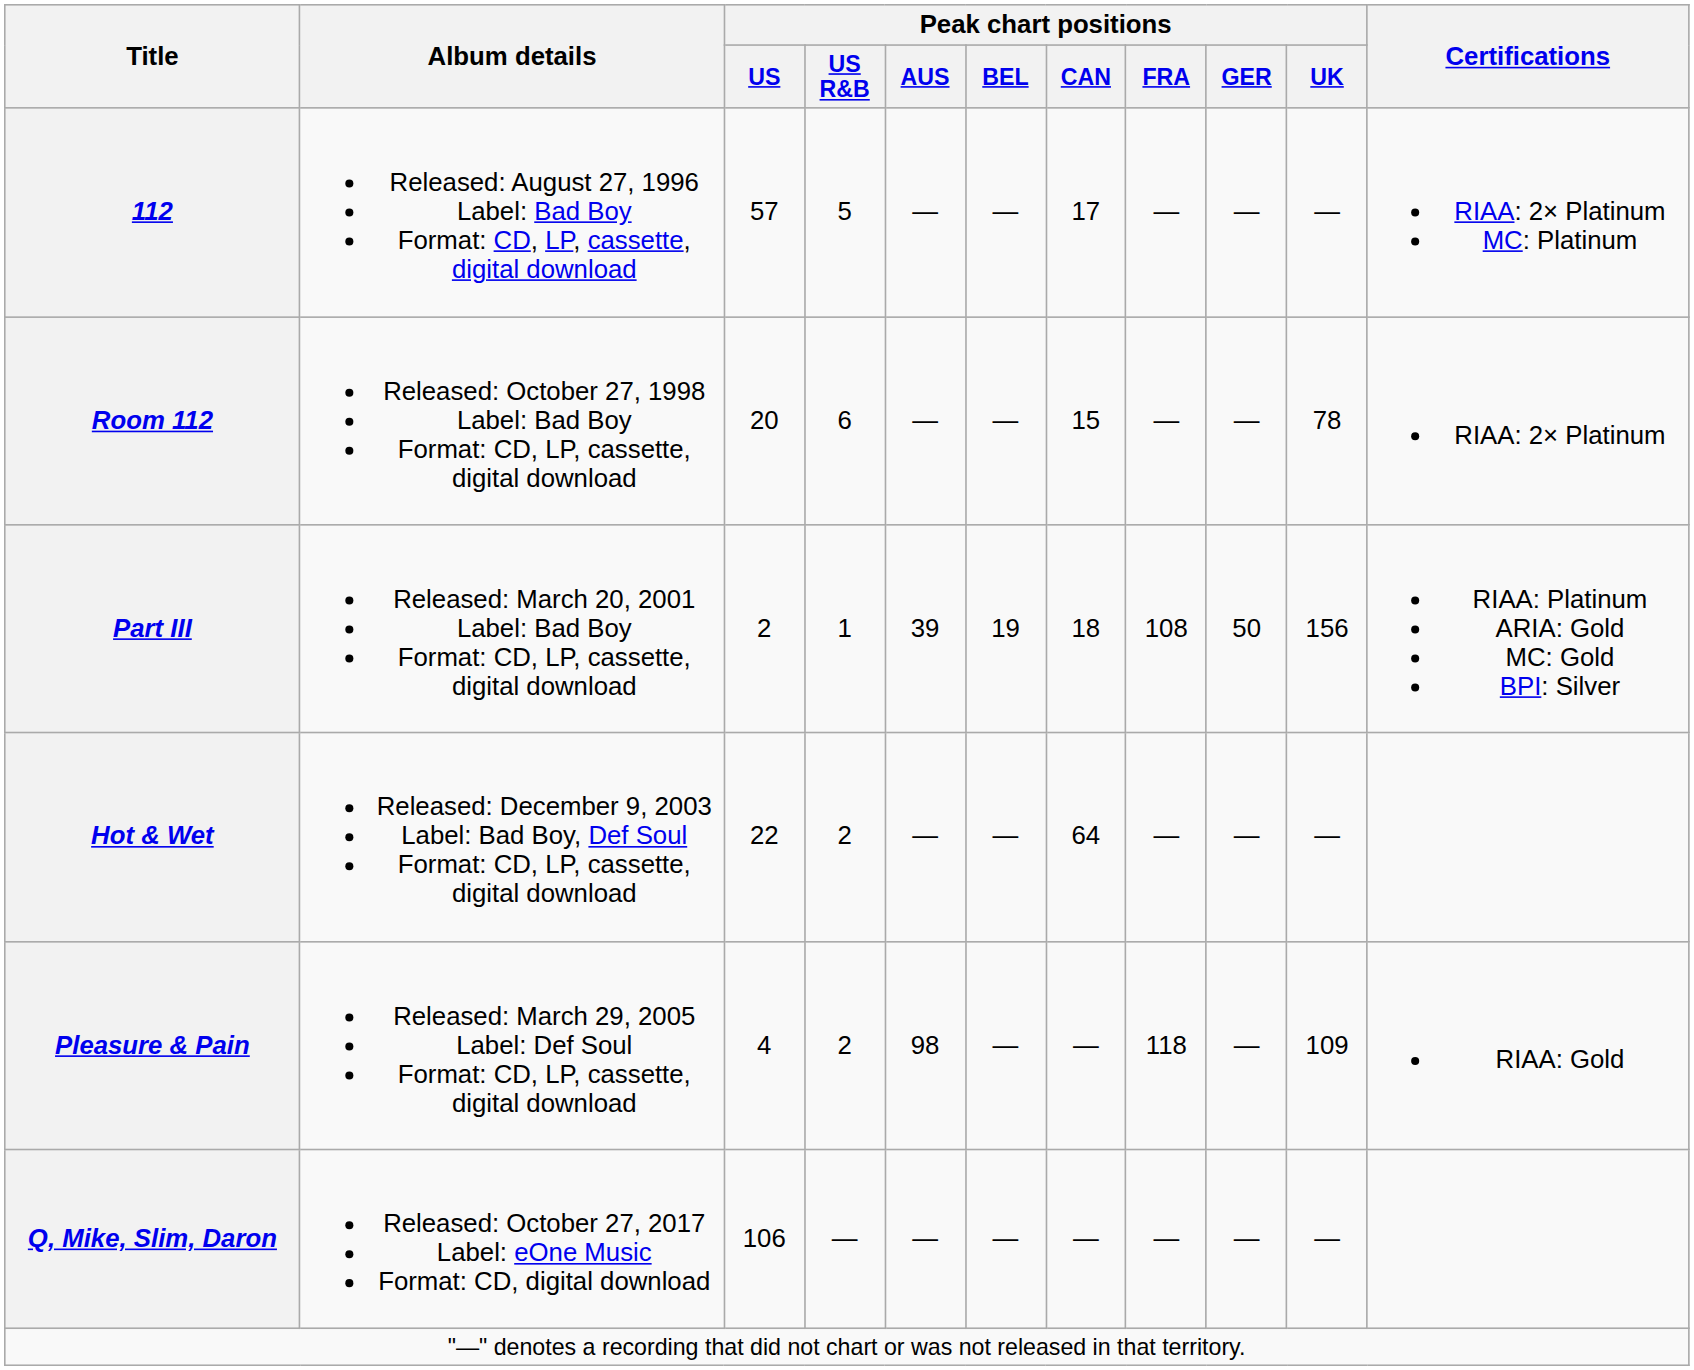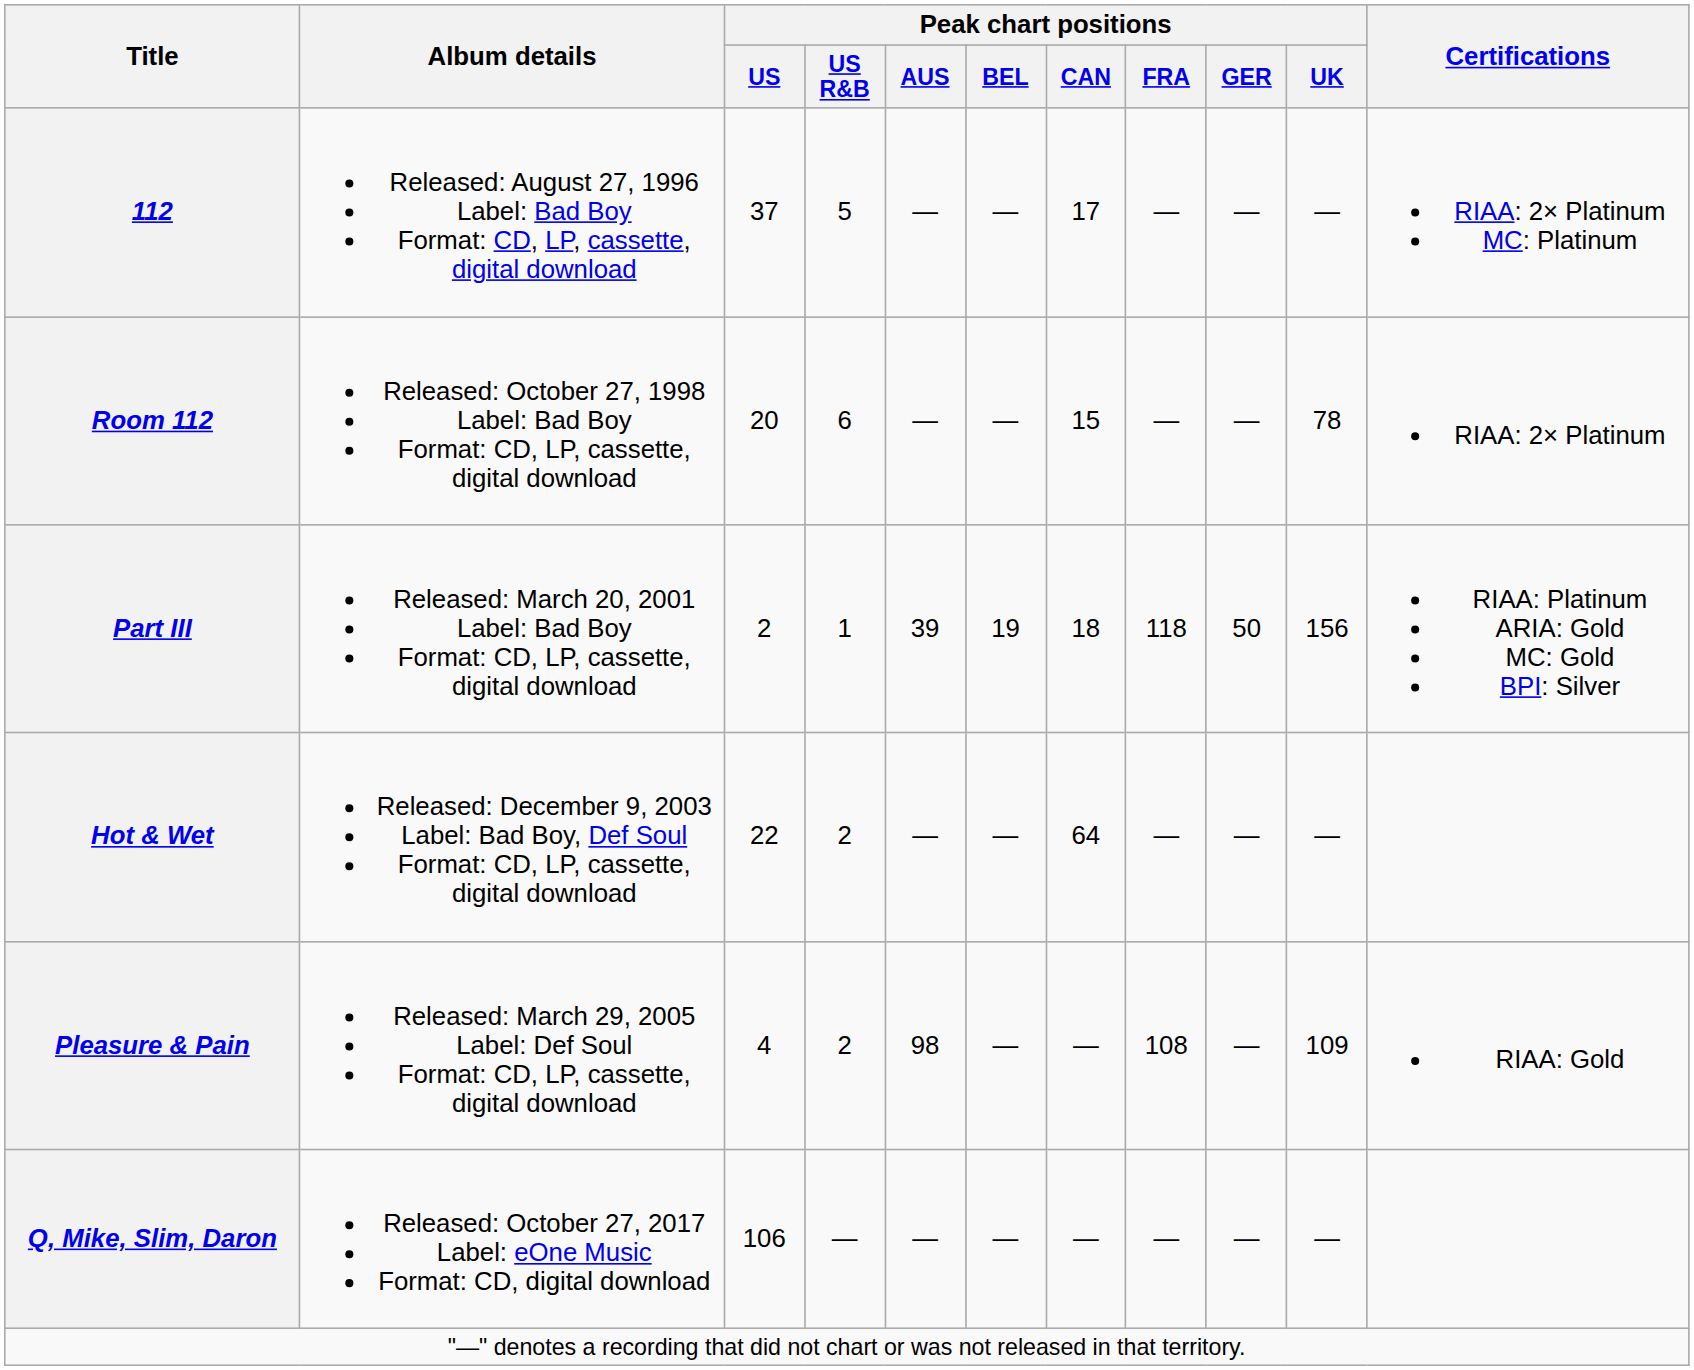(764, 211) 57 -> (764, 211) 37
(1166, 628) 108 -> (1166, 628) 118
(1166, 1045) 118 -> (1166, 1045) 108
